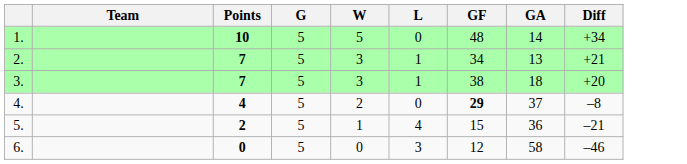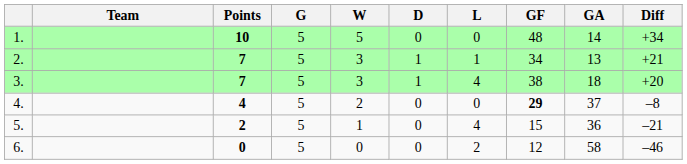+ column: (418, 15)
(418, 81) 1 -> (477, 81) 4
(418, 147) 3 -> (477, 147) 2
